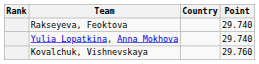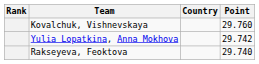rows swapped: (89, 53) <-> (79, 25)
(237, 39) 29.740 -> (237, 39) 29.742
